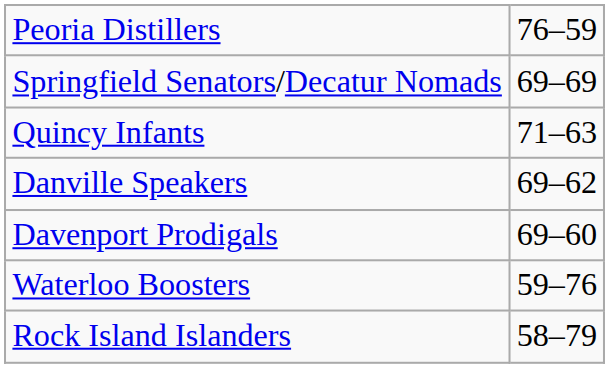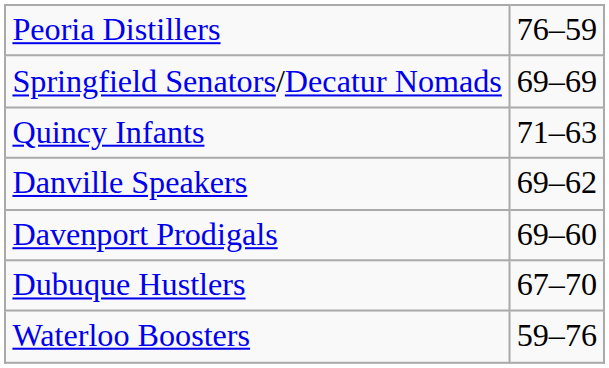+ row: (129, 285)
- row: (152, 336)
